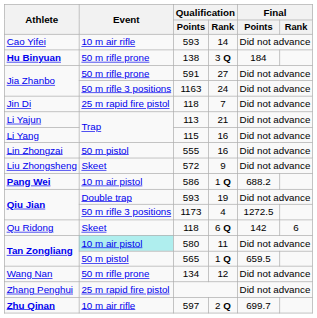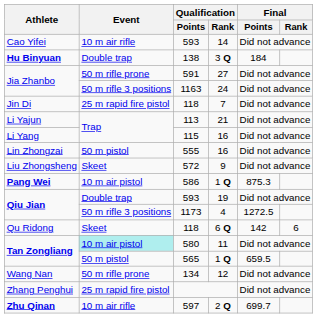(115, 58) 50 m rifle prone -> (107, 58) Double trap
(258, 182) 688.2 -> (258, 182) 875.3
